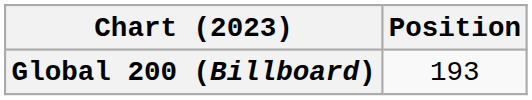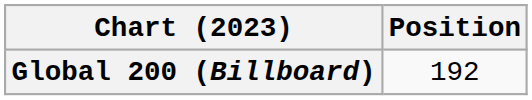(455, 72) 193 -> (455, 72) 192
